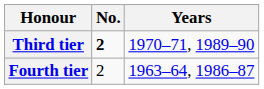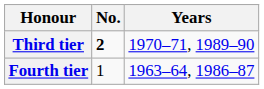(100, 71) 2 -> (100, 71) 1
